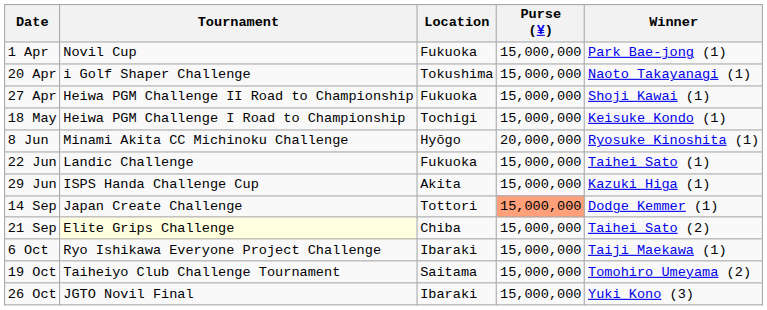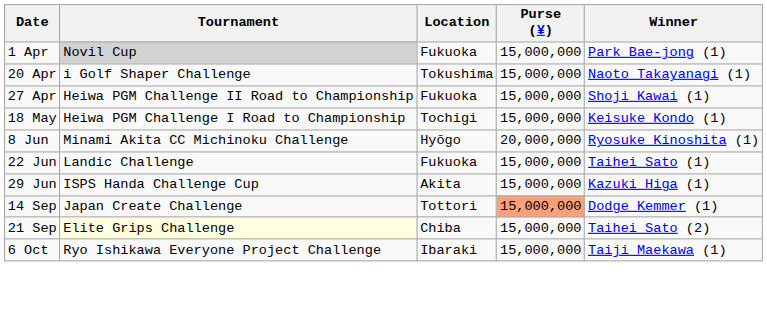(100, 53) no background -> (100, 53) lightgrey background
- row: (32, 273)
- row: (32, 294)
